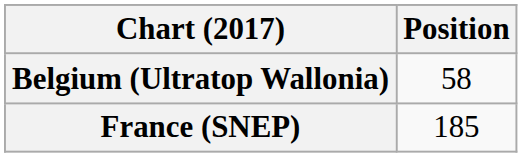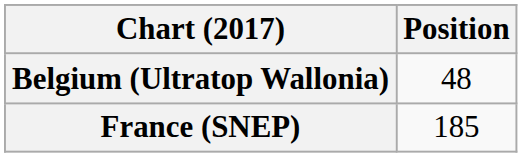(456, 77) 58 -> (456, 77) 48
